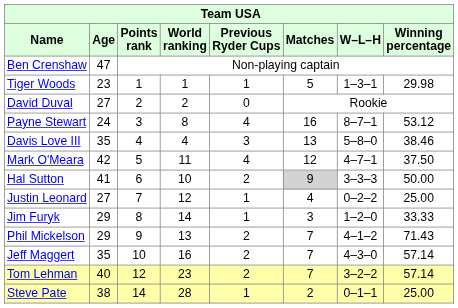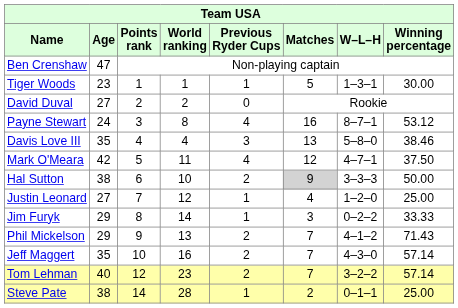(419, 84) 29.98 -> (419, 84) 30.00
(104, 179) 41 -> (104, 179) 38
(360, 198) 0–2–2 -> (360, 198) 1–2–0
(360, 217) 1–2–0 -> (360, 217) 0–2–2
